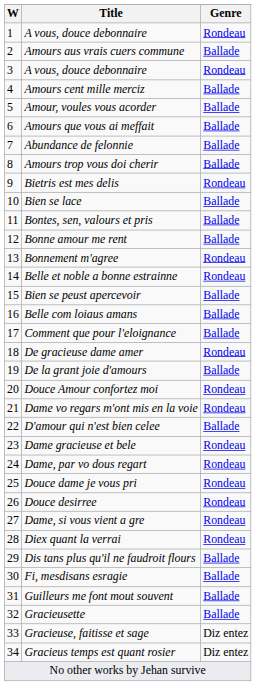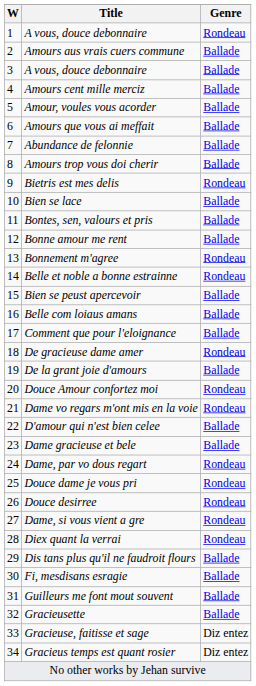(224, 70) Rondeau -> (221, 70) Ballade
(224, 445) Rondeau -> (221, 445) Ballade
